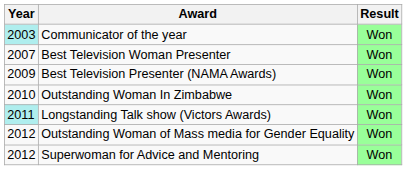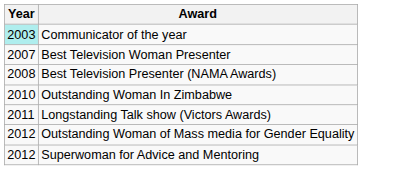- column: (380, 14)
(21, 74) 2009 -> (21, 74) 2008
(21, 114) paleturquoise background -> (21, 114) no background
